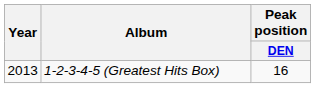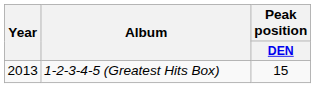(281, 71) 16 -> (281, 71) 15
